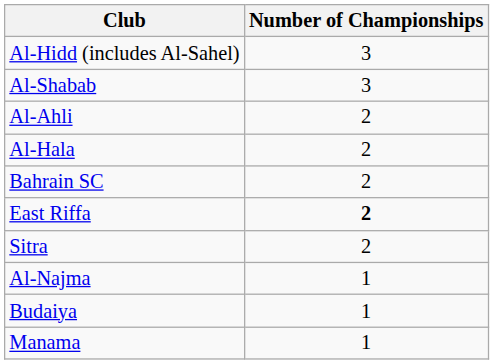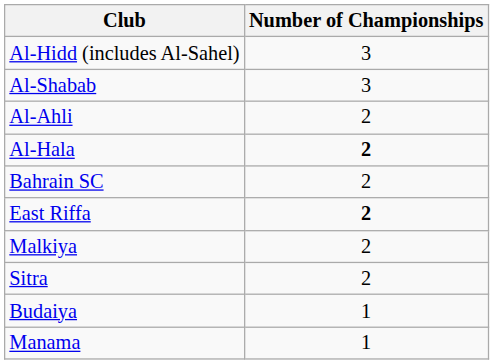(366, 149) normal -> (366, 149) bold
+ row: (43, 246)
- row: (50, 278)
